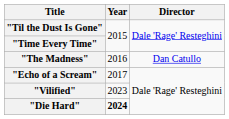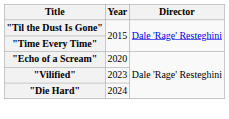- row: (55, 59)
(117, 75) 2017 -> (117, 59) 2020
(117, 106) bold -> (117, 91) normal
